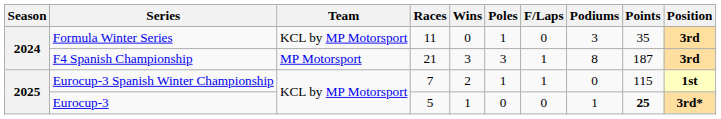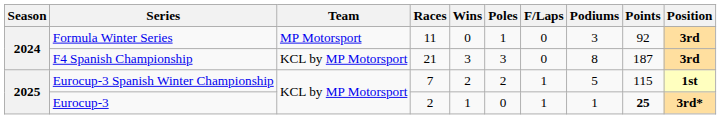(344, 37) KCL by MP Motorsport -> (321, 37) MP Motorsport
(643, 37) 35 -> (643, 37) 92
(321, 59) MP Motorsport -> (344, 59) KCL by MP Motorsport
(544, 59) 1 -> (544, 59) 0
(503, 81) 1 -> (503, 81) 2
(594, 81) 0 -> (594, 81) 5
(430, 103) 5 -> (430, 103) 2
(544, 103) 0 -> (544, 103) 1
